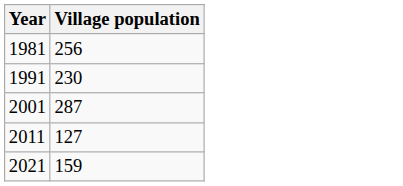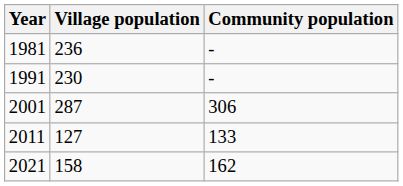+ column: (301, 19)
(68, 48) 256 -> (68, 48) 236
(68, 166) 159 -> (68, 166) 158
